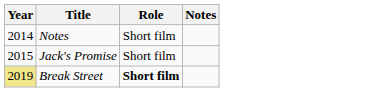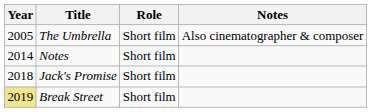+ row: (75, 35)
(20, 55) 2015 -> (20, 76) 2018
(151, 76) bold -> (149, 96) normal
